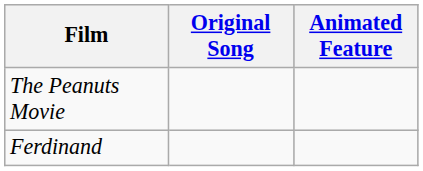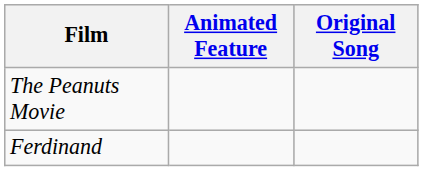columns swapped: (356, 36) <-> (231, 36)
